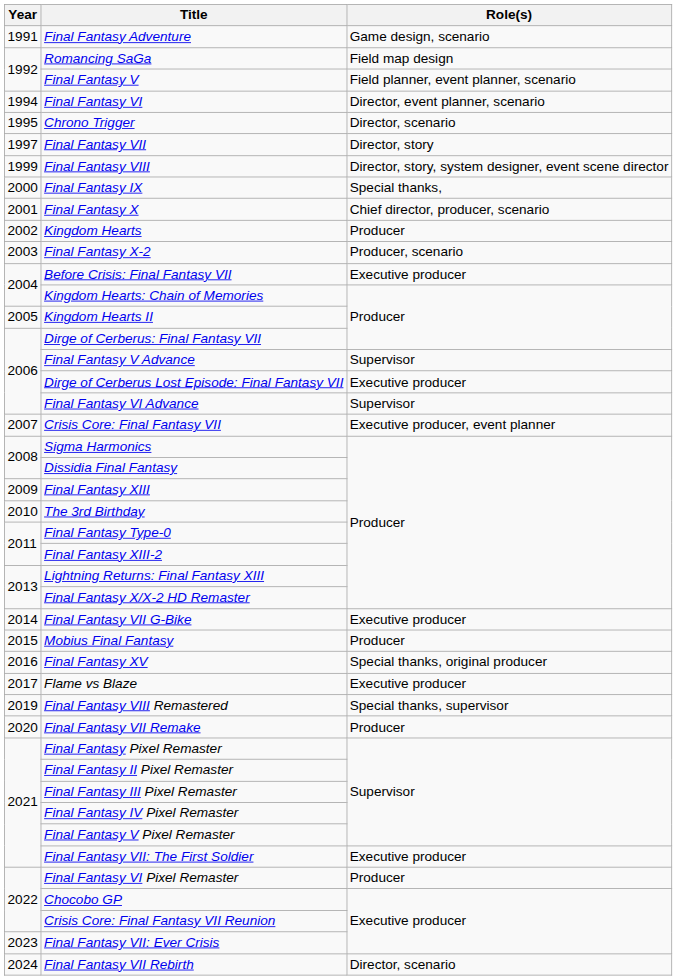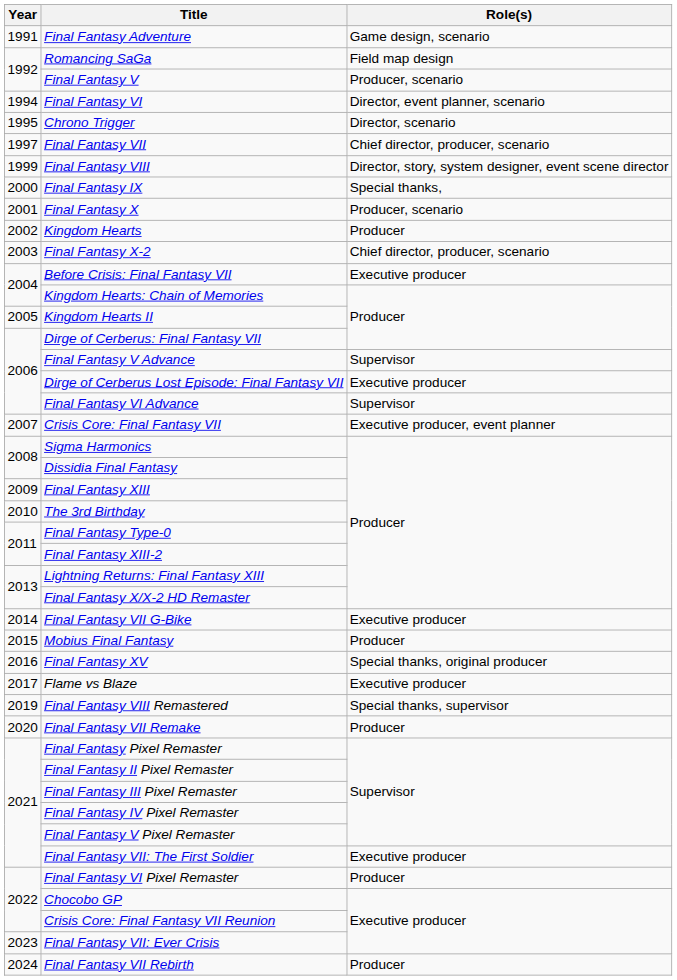(463, 79) Field planner, event planner, scenario -> (406, 79) Producer, scenario
(392, 144) Director, story -> (449, 144) Chief director, producer, scenario
(449, 209) Chief director, producer, scenario -> (406, 209) Producer, scenario
(406, 252) Producer, scenario -> (449, 252) Chief director, producer, scenario
(403, 964) Director, scenario -> (377, 964) Producer
